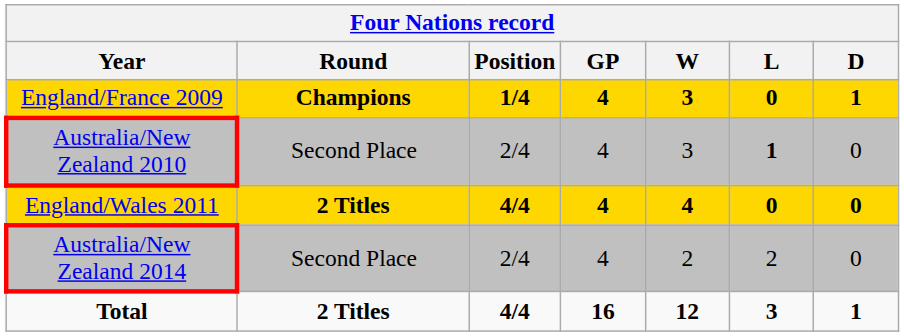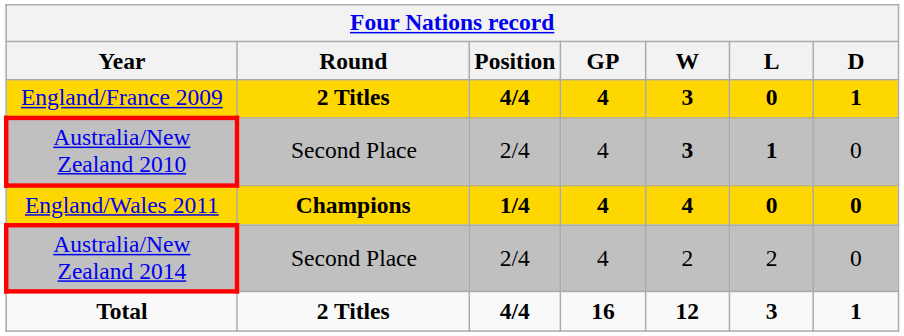(353, 98) Champions -> (353, 98) 2 Titles
(515, 98) 1/4 -> (515, 98) 4/4
(687, 151) normal -> (687, 151) bold
(353, 204) 2 Titles -> (353, 204) Champions
(515, 204) 4/4 -> (515, 204) 1/4
